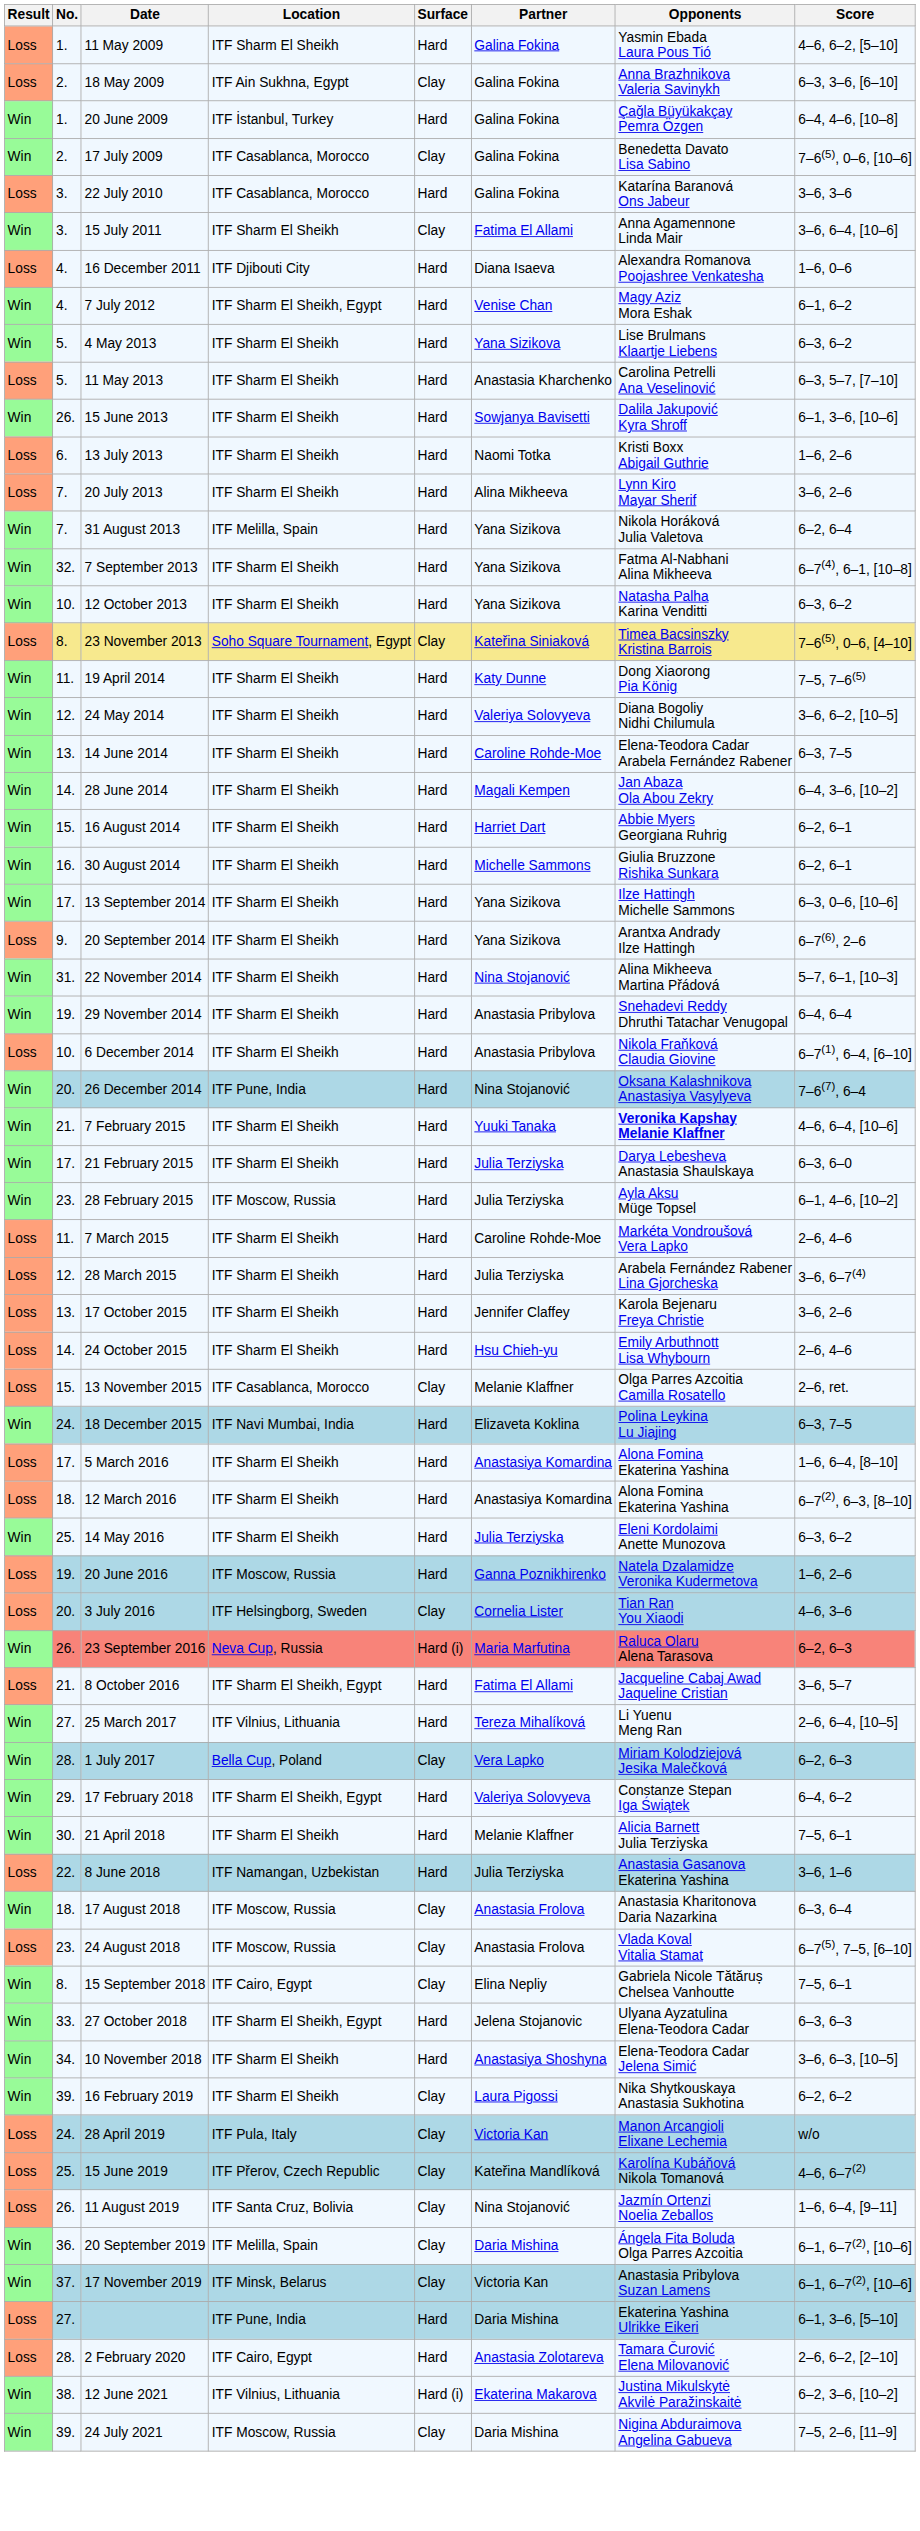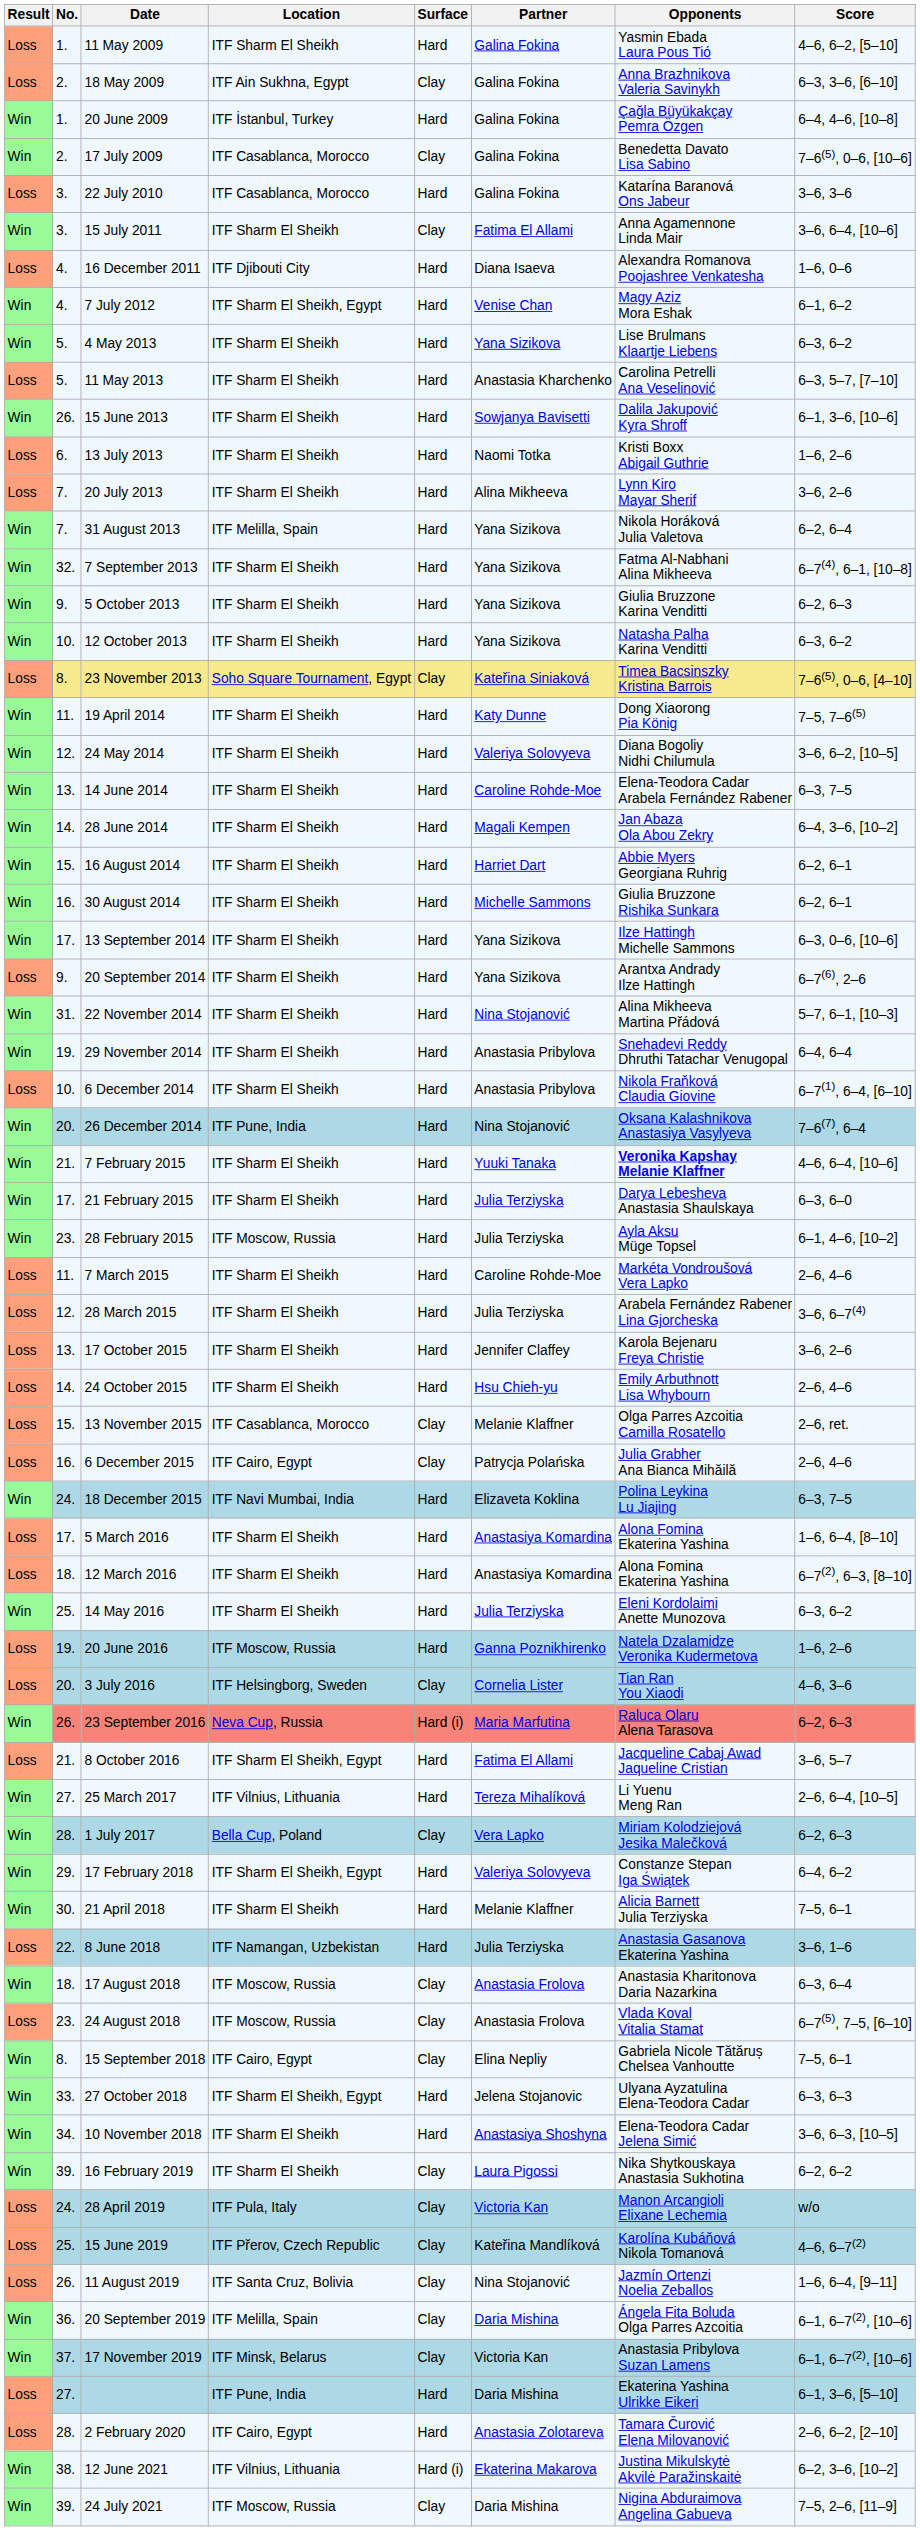+ row: (132, 604)
+ row: (139, 1462)
